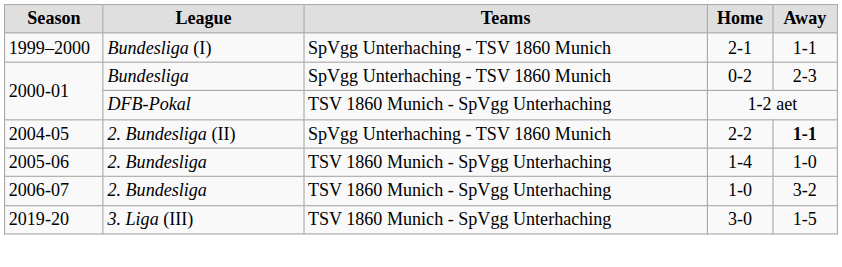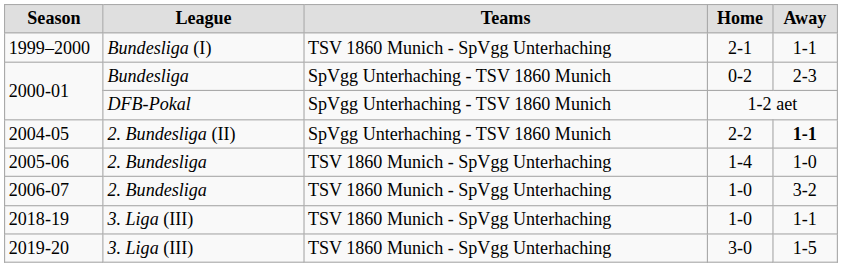(459, 47) SpVgg Unterhaching - TSV 1860 Munich -> (460, 47) TSV 1860 Munich - SpVgg Unterhaching
(460, 104) TSV 1860 Munich - SpVgg Unterhaching -> (459, 104) SpVgg Unterhaching - TSV 1860 Munich
+ row: (39, 219)
